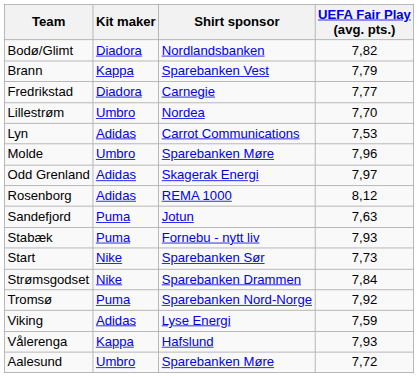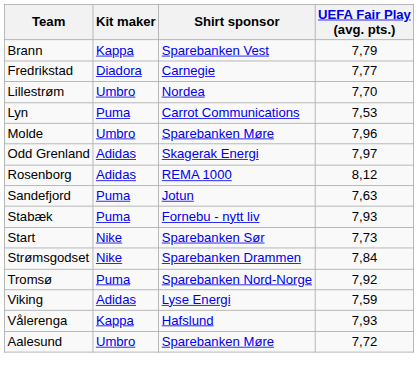- row: (40, 50)
(116, 133) Adidas -> (113, 112) Puma
